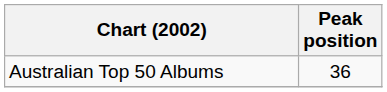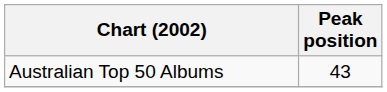(340, 71) 36 -> (340, 71) 43
